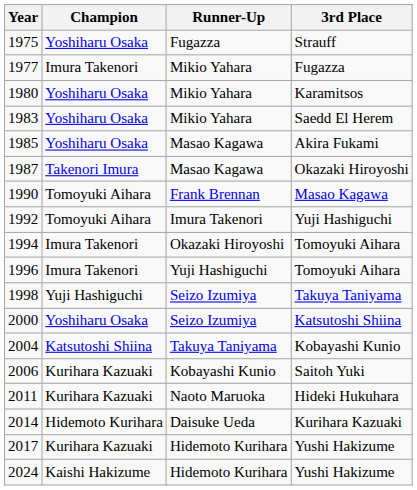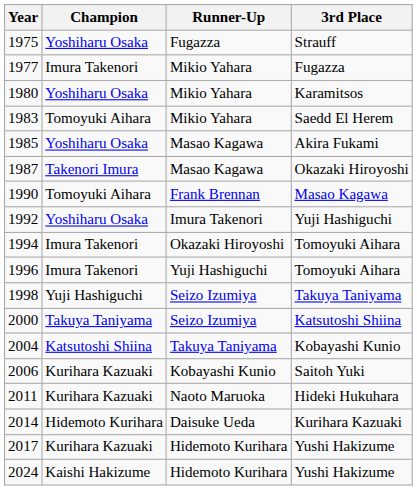(97, 118) Yoshiharu Osaka -> (98, 118) Tomoyuki Aihara
(98, 219) Tomoyuki Aihara -> (97, 219) Yoshiharu Osaka
(97, 320) Yoshiharu Osaka -> (99, 320) Takuya Taniyama
